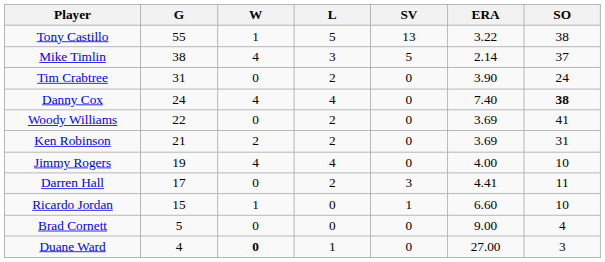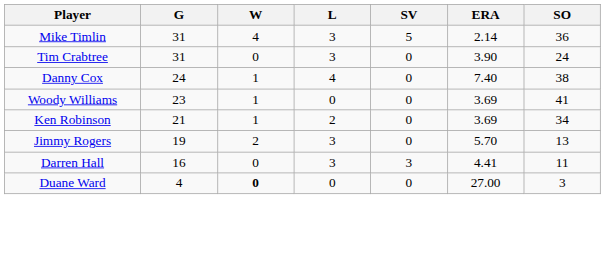- row: (73, 36)
(179, 57) 38 -> (179, 36) 31
(562, 57) 37 -> (562, 36) 36
(332, 78) 2 -> (332, 57) 3
(256, 99) 4 -> (256, 78) 1
(562, 99) bold -> (562, 78) normal
(179, 120) 22 -> (179, 99) 23
(256, 120) 0 -> (256, 99) 1
(332, 120) 2 -> (332, 99) 0
(256, 141) 2 -> (256, 120) 1
(562, 141) 31 -> (562, 120) 34
(256, 162) 4 -> (256, 141) 2
(332, 162) 4 -> (332, 141) 3
(486, 162) 4.00 -> (486, 141) 5.70
(562, 162) 10 -> (562, 141) 13
(179, 183) 17 -> (179, 162) 16
(332, 183) 2 -> (332, 162) 3
- row: (73, 204)
- row: (73, 225)
(332, 246) 1 -> (332, 183) 0
